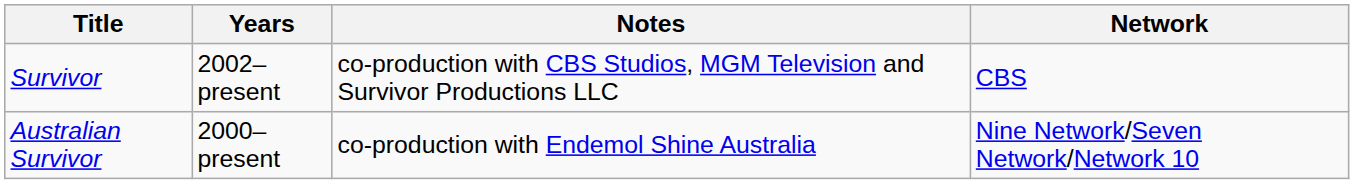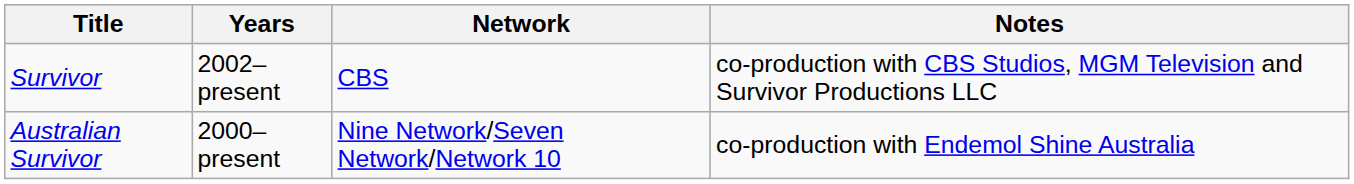columns swapped: (1159, 24) <-> (651, 24)
